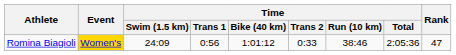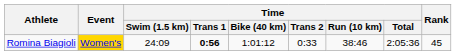(210, 43) normal -> (210, 43) bold
(436, 43) 47 -> (436, 43) 45
